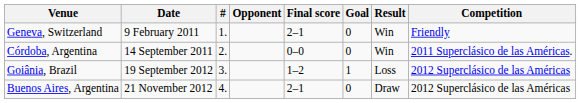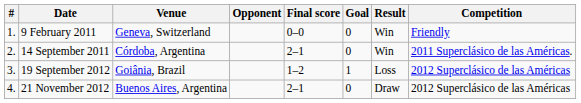columns swapped: (223, 13) <-> (63, 13)
(295, 32) 2–1 -> (295, 32) 0–0
(295, 51) 0–0 -> (295, 51) 2–1
